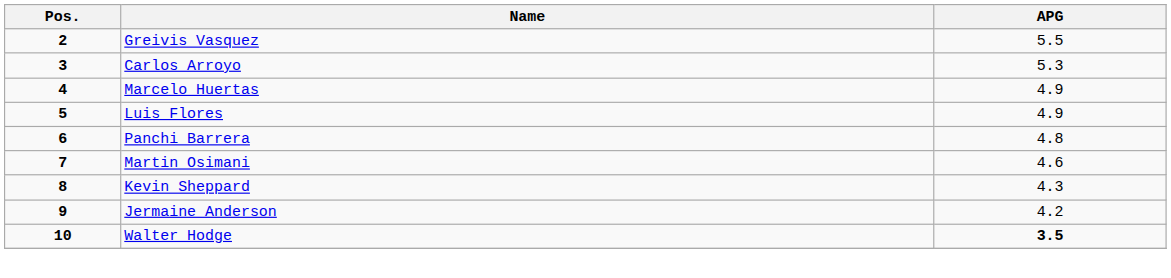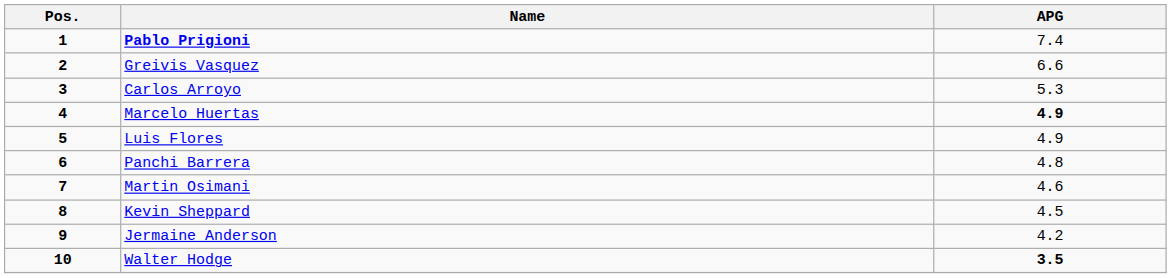+ row: (187, 41)
(1050, 41) 5.5 -> (1050, 65) 6.6
(1050, 90) normal -> (1050, 114) bold
(1050, 187) 4.3 -> (1050, 212) 4.5
